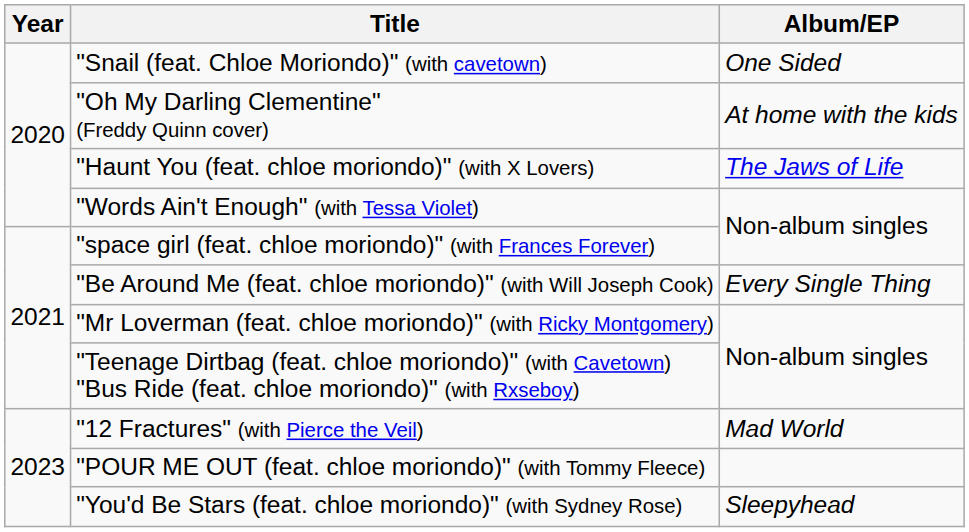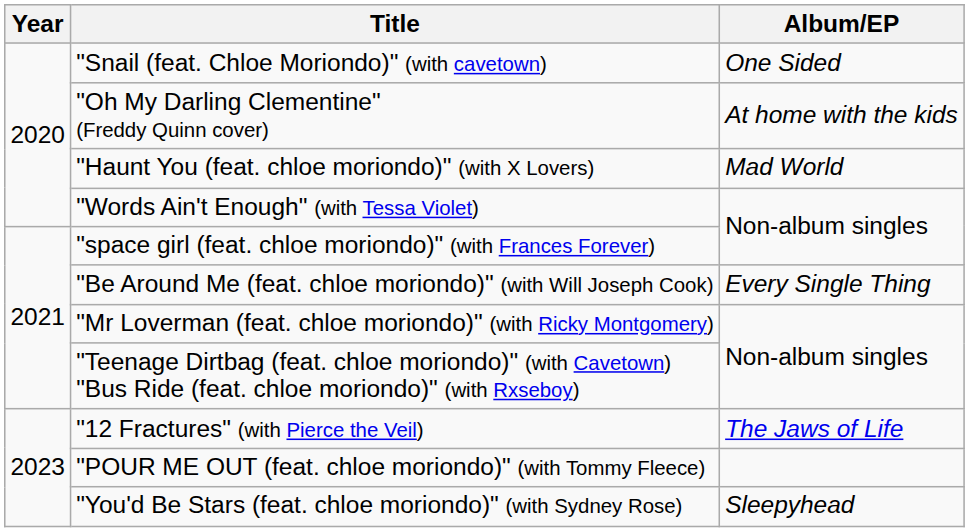(814, 167) The Jaws of Life -> (784, 167) Mad World
(784, 428) Mad World -> (814, 428) The Jaws of Life
